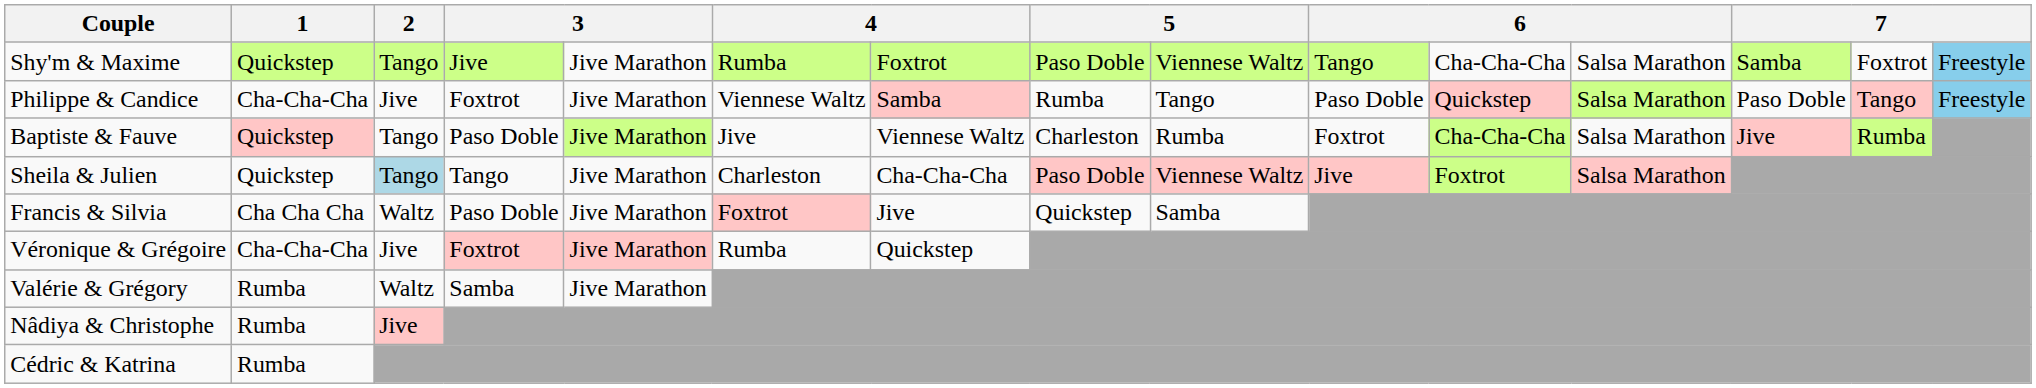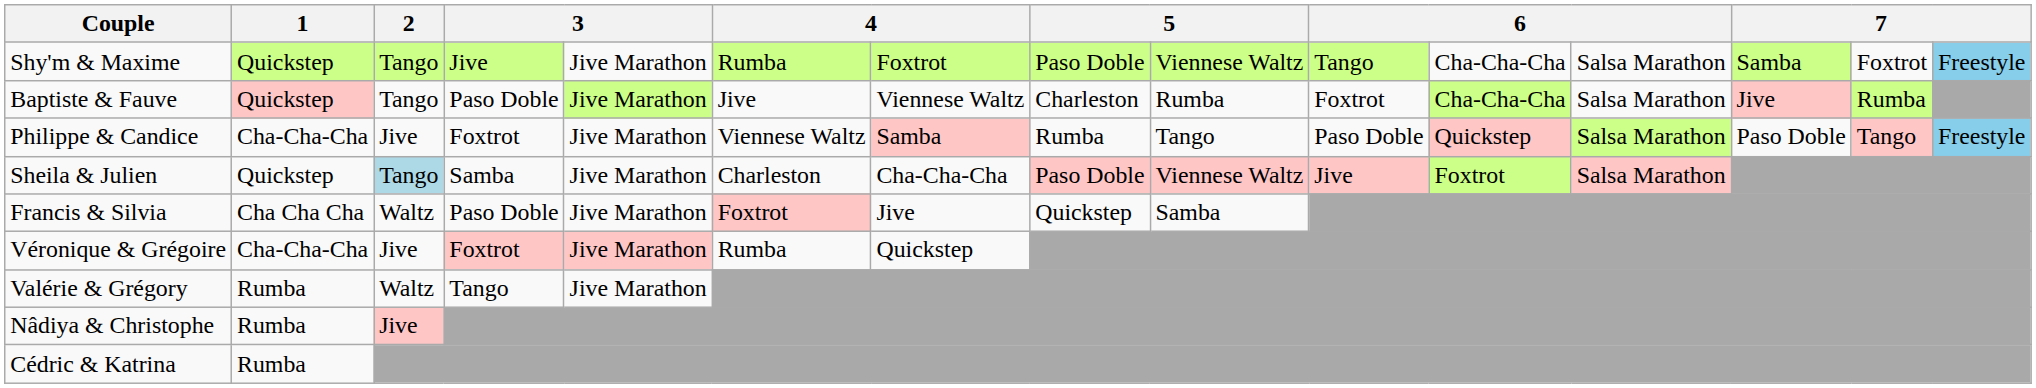rows swapped: (104, 99) <-> (94, 136)
(479, 174) Tango -> (482, 174) Samba
(482, 288) Samba -> (479, 288) Tango
